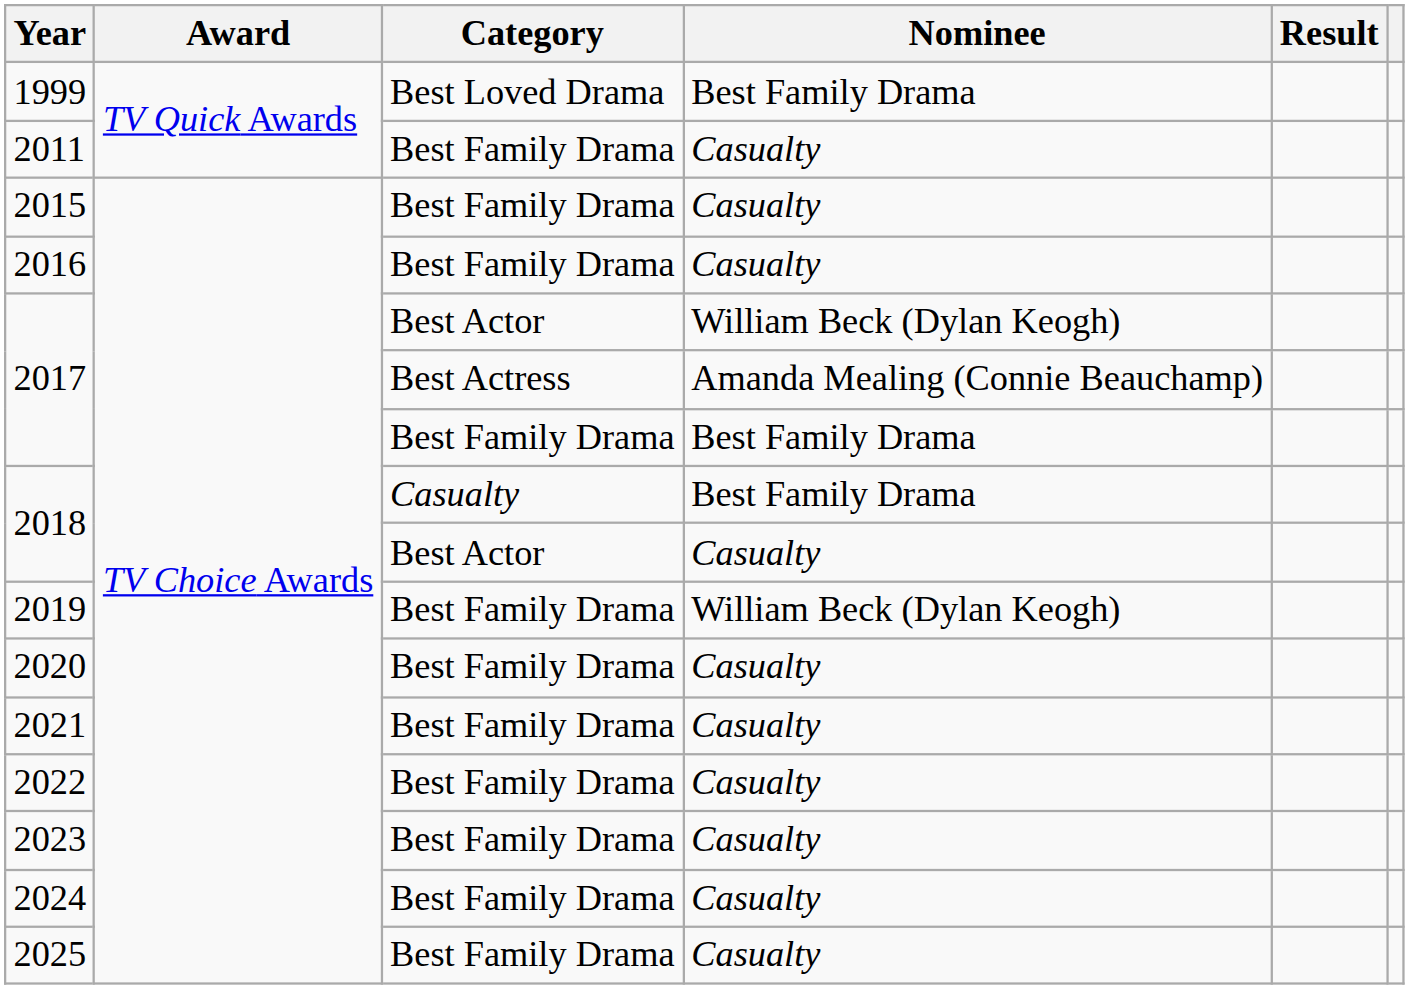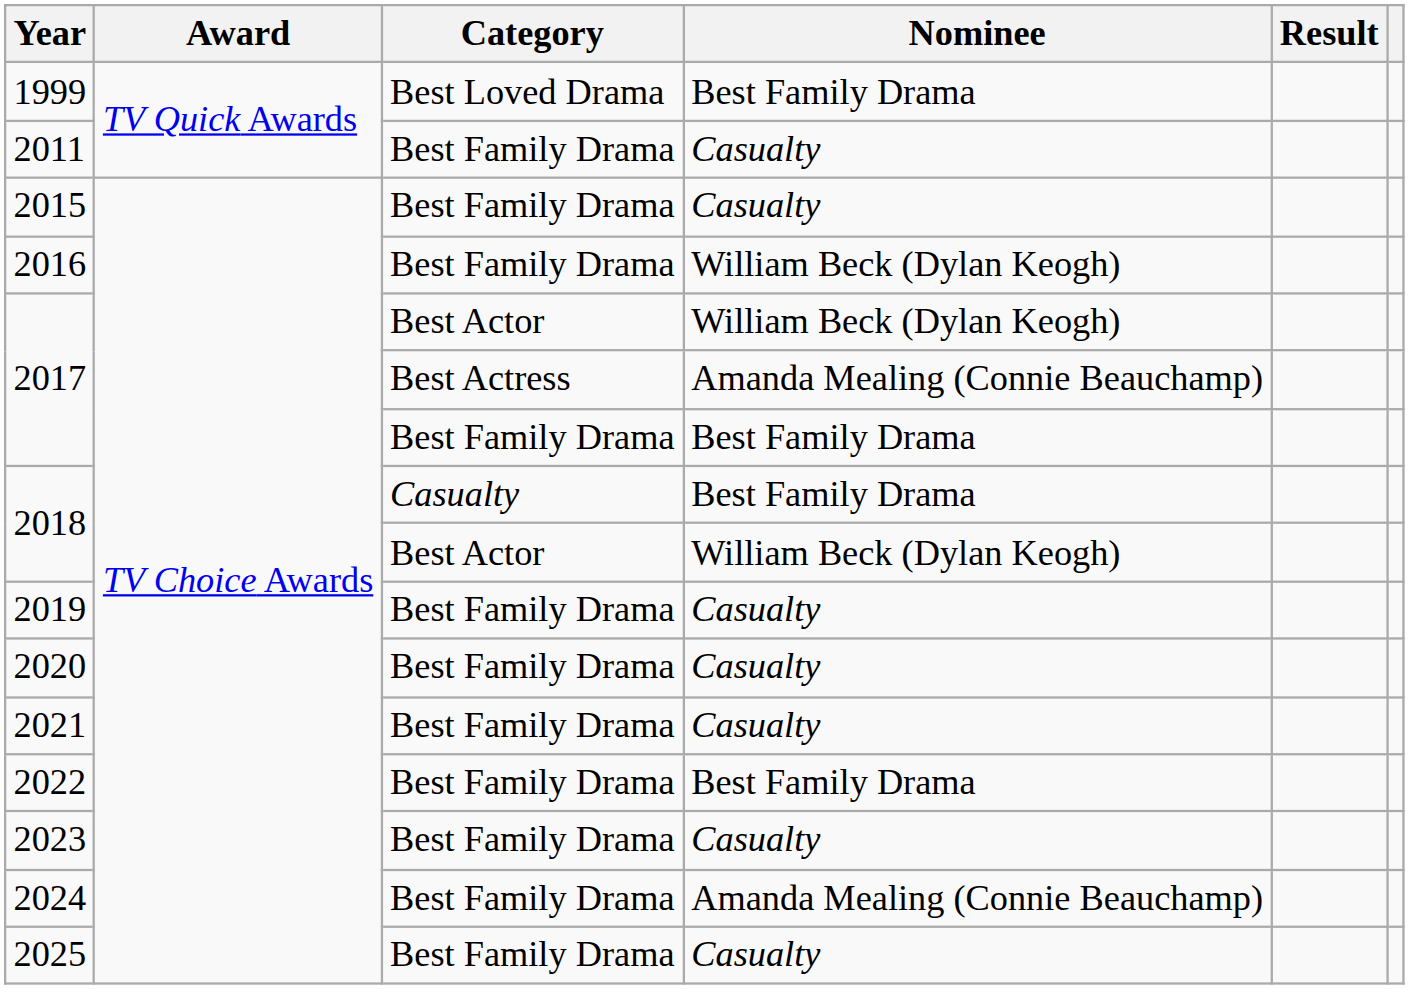(756, 263) Casualty -> (906, 263) William Beck (Dylan Keogh)
(756, 551) Casualty -> (906, 551) William Beck (Dylan Keogh)
(906, 609) William Beck (Dylan Keogh) -> (756, 609) Casualty
(756, 782) Casualty -> (833, 782) Best Family Drama
(756, 897) Casualty -> (977, 897) Amanda Mealing (Connie Beauchamp)
